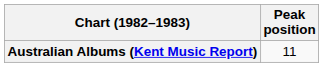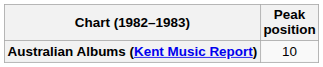(290, 51) 11 -> (290, 51) 10
